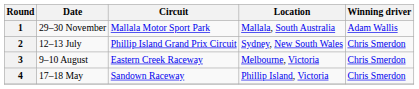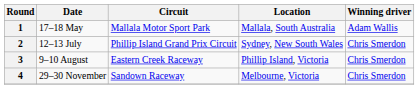(73, 28) 29–30 November -> (61, 28) 17–18 May
(280, 60) Melbourne, Victoria -> (285, 60) Phillip Island, Victoria
(61, 76) 17–18 May -> (73, 76) 29–30 November
(285, 76) Phillip Island, Victoria -> (280, 76) Melbourne, Victoria
